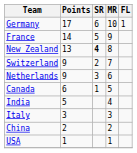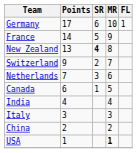(64, 76) 9 -> (64, 76) 7
(64, 102) 5 -> (64, 102) 4
(110, 142) normal -> (110, 142) bold
